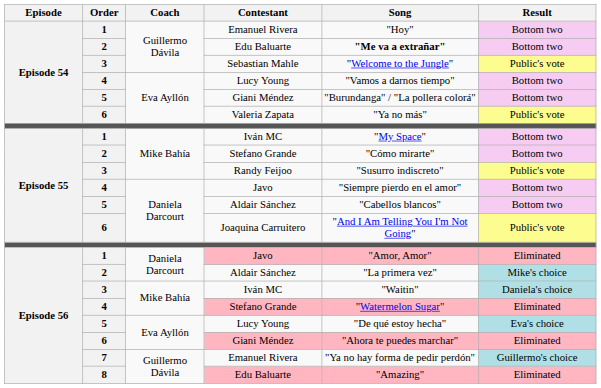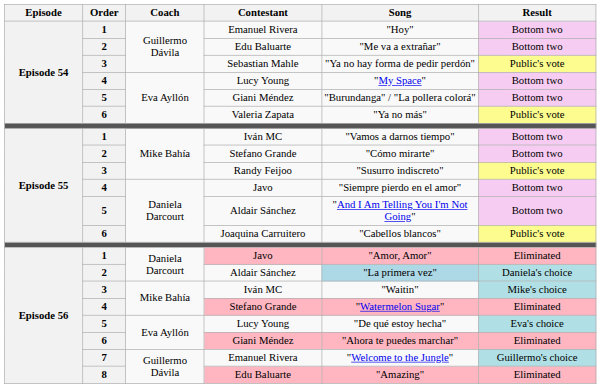(400, 47) bold -> (400, 47) normal
(400, 64) "Welcome to the Jungle" -> (400, 64) "Ya no hay forma de pedir perdón"
(400, 81) "Vamos a darnos tiempo" -> (400, 81) "My Space"
(400, 136) "My Space" -> (400, 136) "Vamos a darnos tiempo"
(400, 204) "Cabellos blancos" -> (400, 210) "And I Am Telling You I'm Not Going"
(400, 227) "And I Am Telling You I'm Not Going" -> (400, 234) "Cabellos blancos"
(400, 272) no background -> (400, 272) lightblue background
(537, 272) Mike's choice -> (537, 272) Daniela's choice
(537, 289) Daniela's choice -> (537, 289) Mike's choice
(400, 357) "Ya no hay forma de pedir perdón" -> (400, 357) "Welcome to the Jungle"
